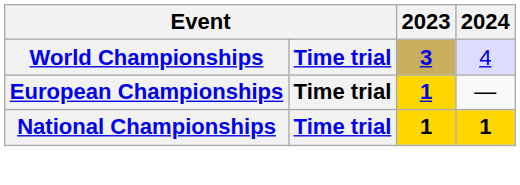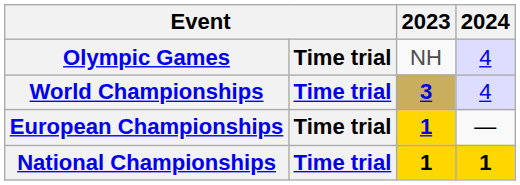+ row: (147, 57)
